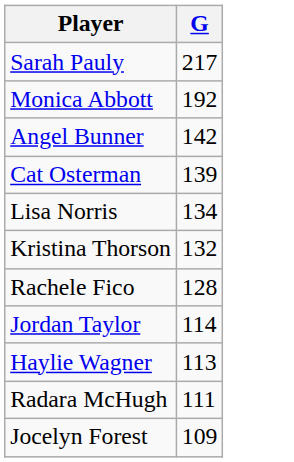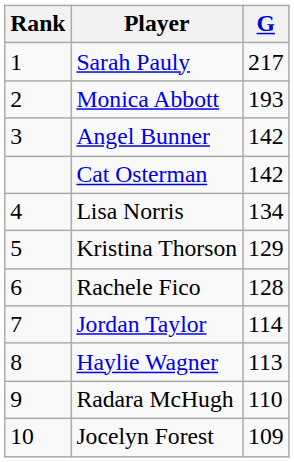+ column: (38, 23)
(200, 99) 192 -> (266, 99) 193
(200, 174) 139 -> (266, 174) 142
(200, 249) 132 -> (266, 249) 129
(199, 399) 111 -> (265, 399) 110
